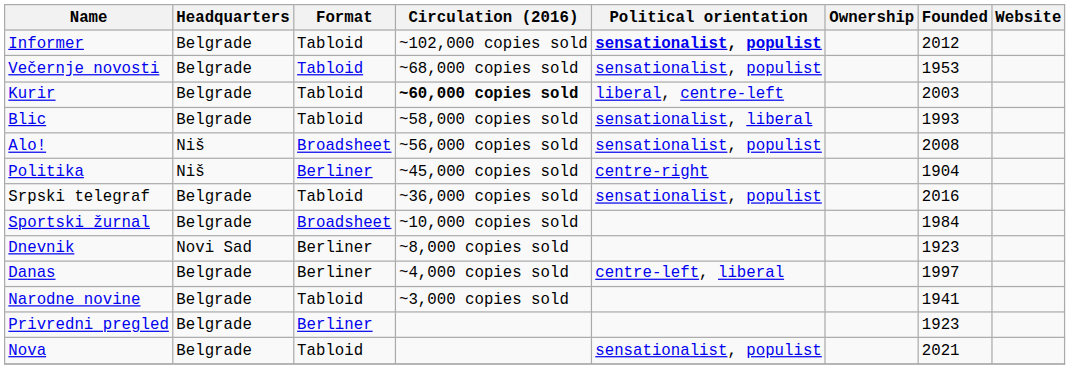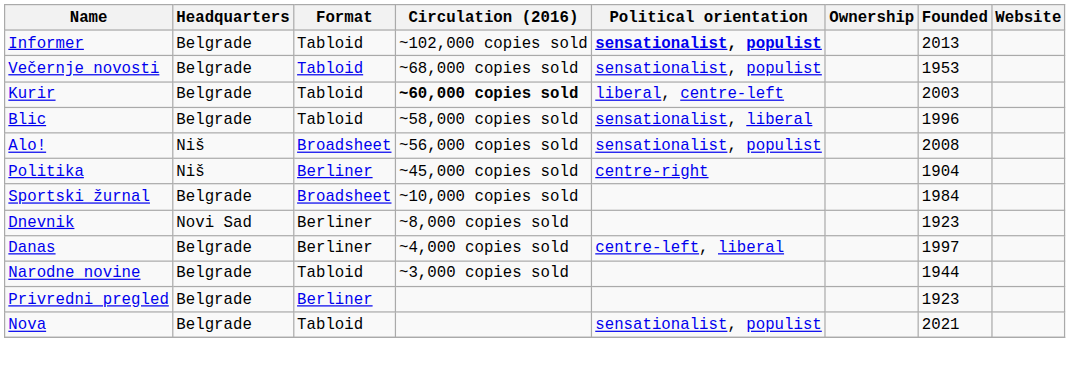(941, 43) 2012 -> (941, 43) 2013
(941, 120) 1993 -> (941, 120) 1996
- row: (79, 197)
(941, 299) 1941 -> (941, 274) 1944
